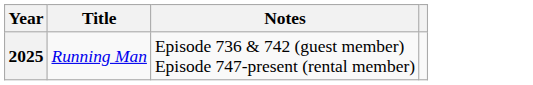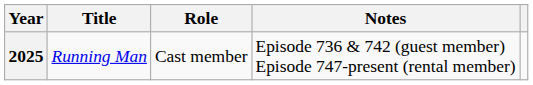+ column: (201, 18)
